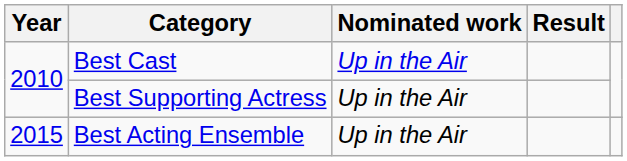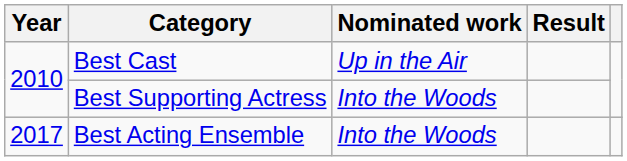(402, 98) Up in the Air -> (417, 98) Into the Woods
(37, 135) 2015 -> (37, 135) 2017
(402, 135) Up in the Air -> (417, 135) Into the Woods
